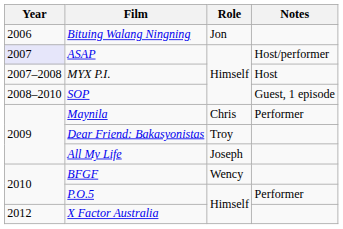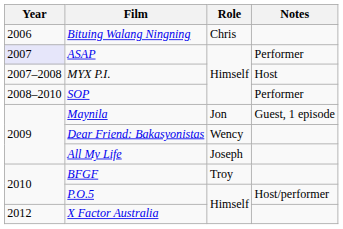(218, 34) Jon -> (223, 34) Chris
(292, 54) Host/performer -> (279, 54) Performer
(295, 94) Guest, 1 episode -> (279, 94) Performer
(223, 114) Chris -> (218, 114) Jon
(279, 114) Performer -> (295, 114) Guest, 1 episode
(222, 134) Troy -> (227, 134) Wency
(227, 174) Wency -> (222, 174) Troy
(279, 194) Performer -> (292, 194) Host/performer
